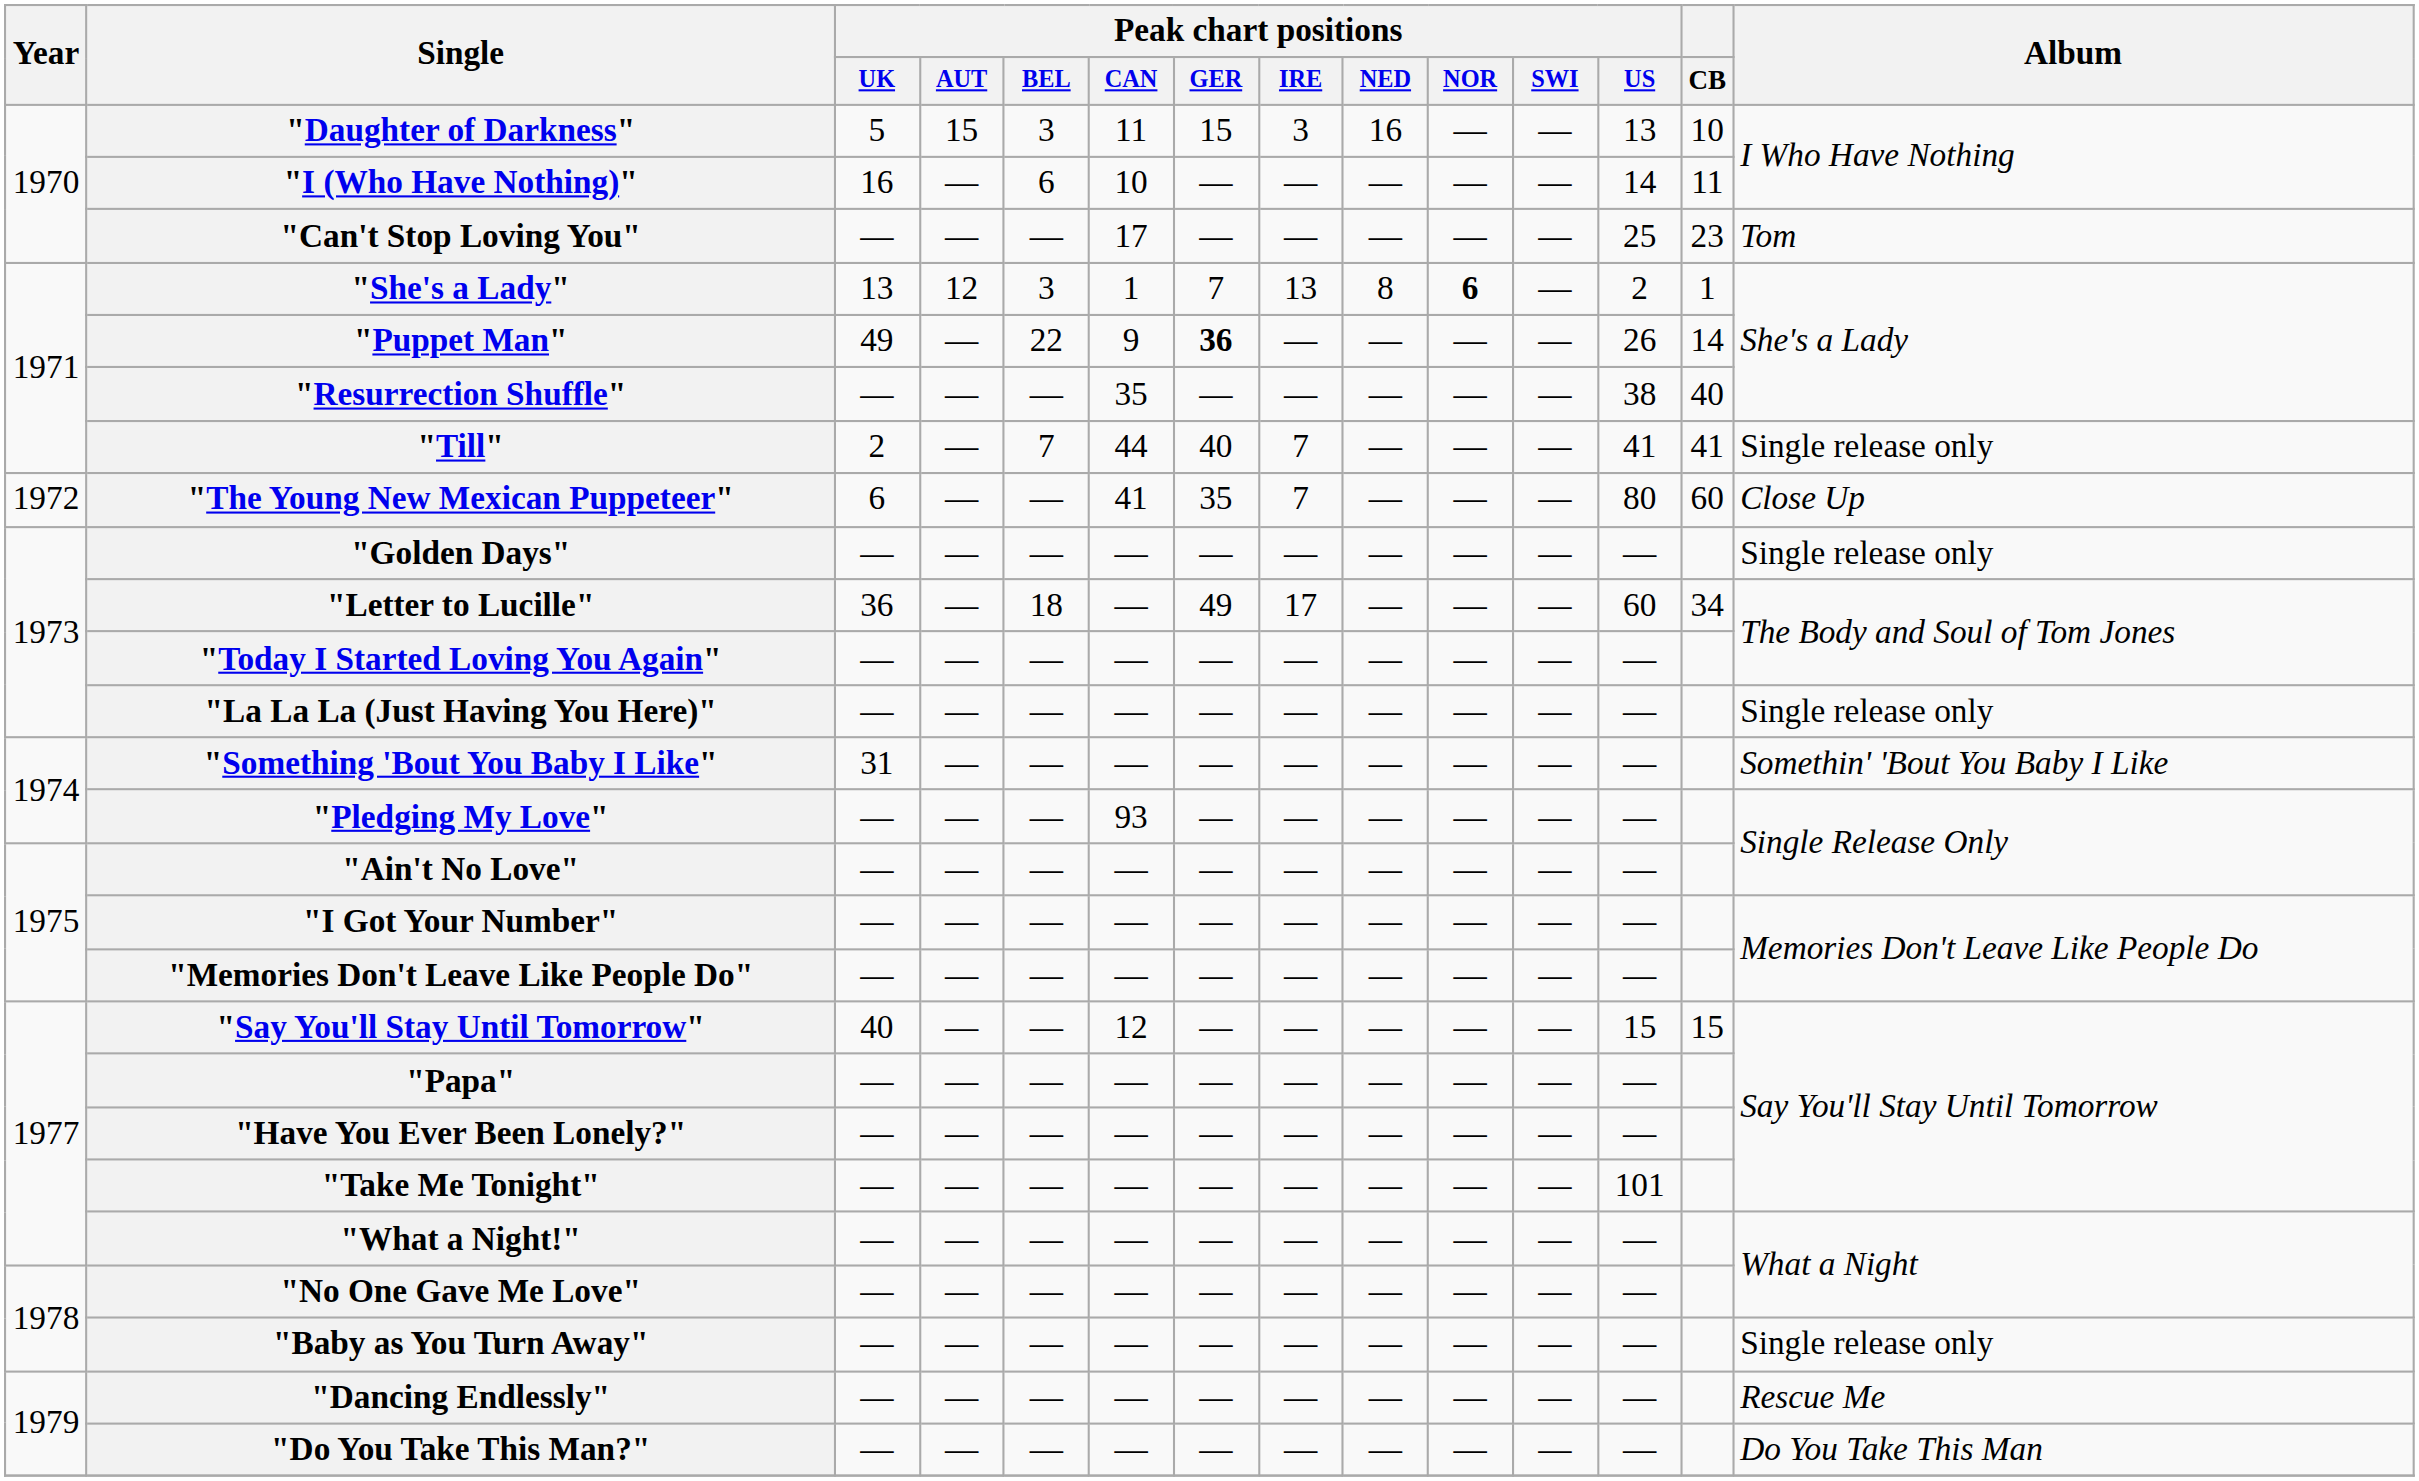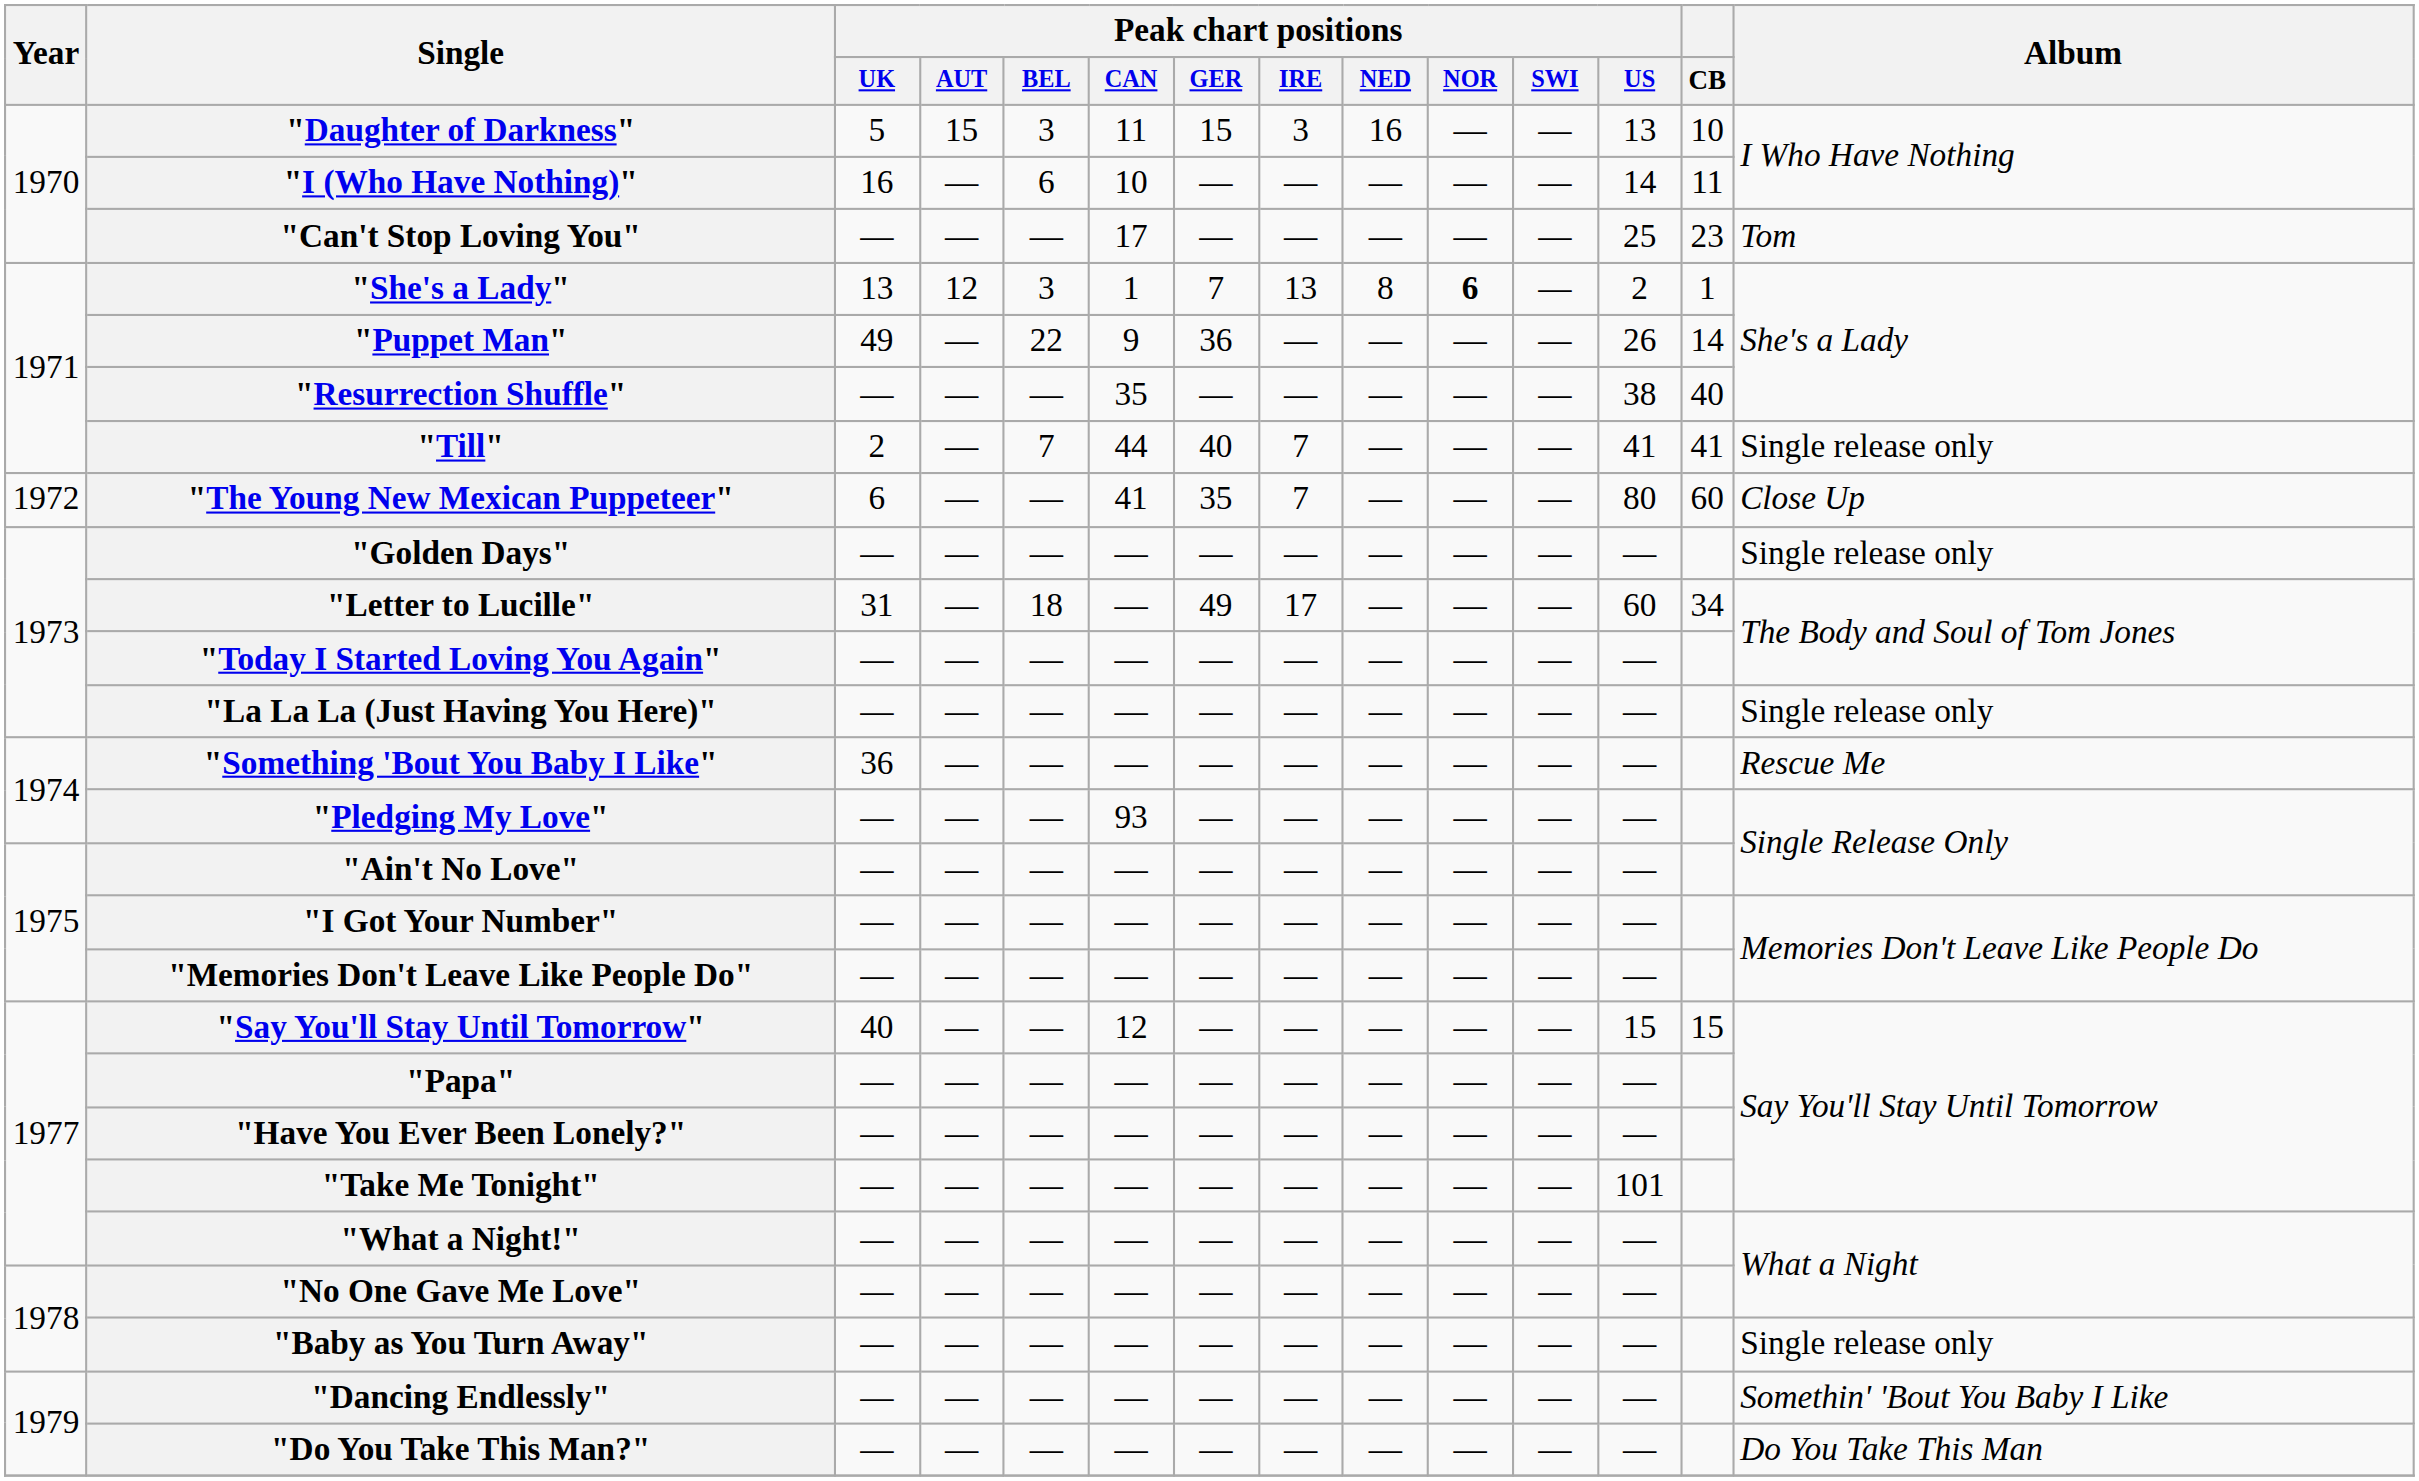(1216, 340) bold -> (1216, 340) normal
(877, 604) 36 -> (877, 604) 31
(877, 763) 31 -> (877, 763) 36
(1954, 763) Somethin' 'Bout You Baby I Like -> (1813, 763) Rescue Me
(1813, 1396) Rescue Me -> (1954, 1396) Somethin' 'Bout You Baby I Like
